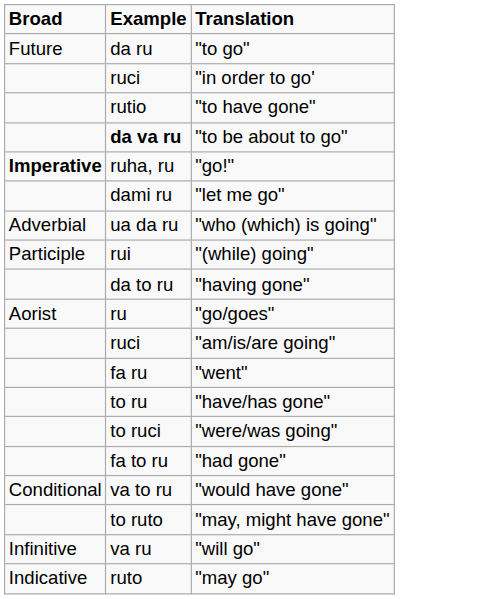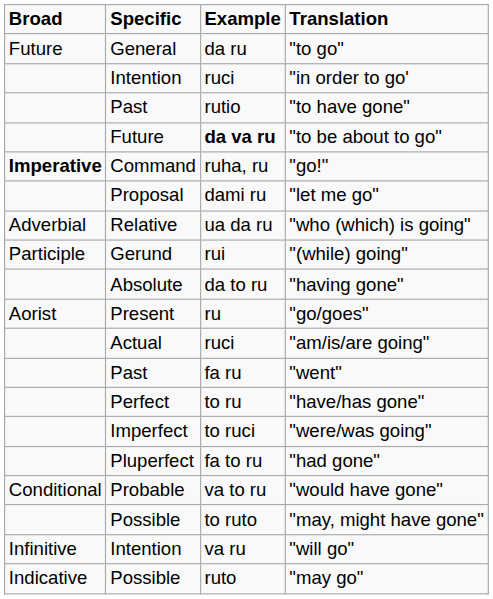+ column: (146, 19)
